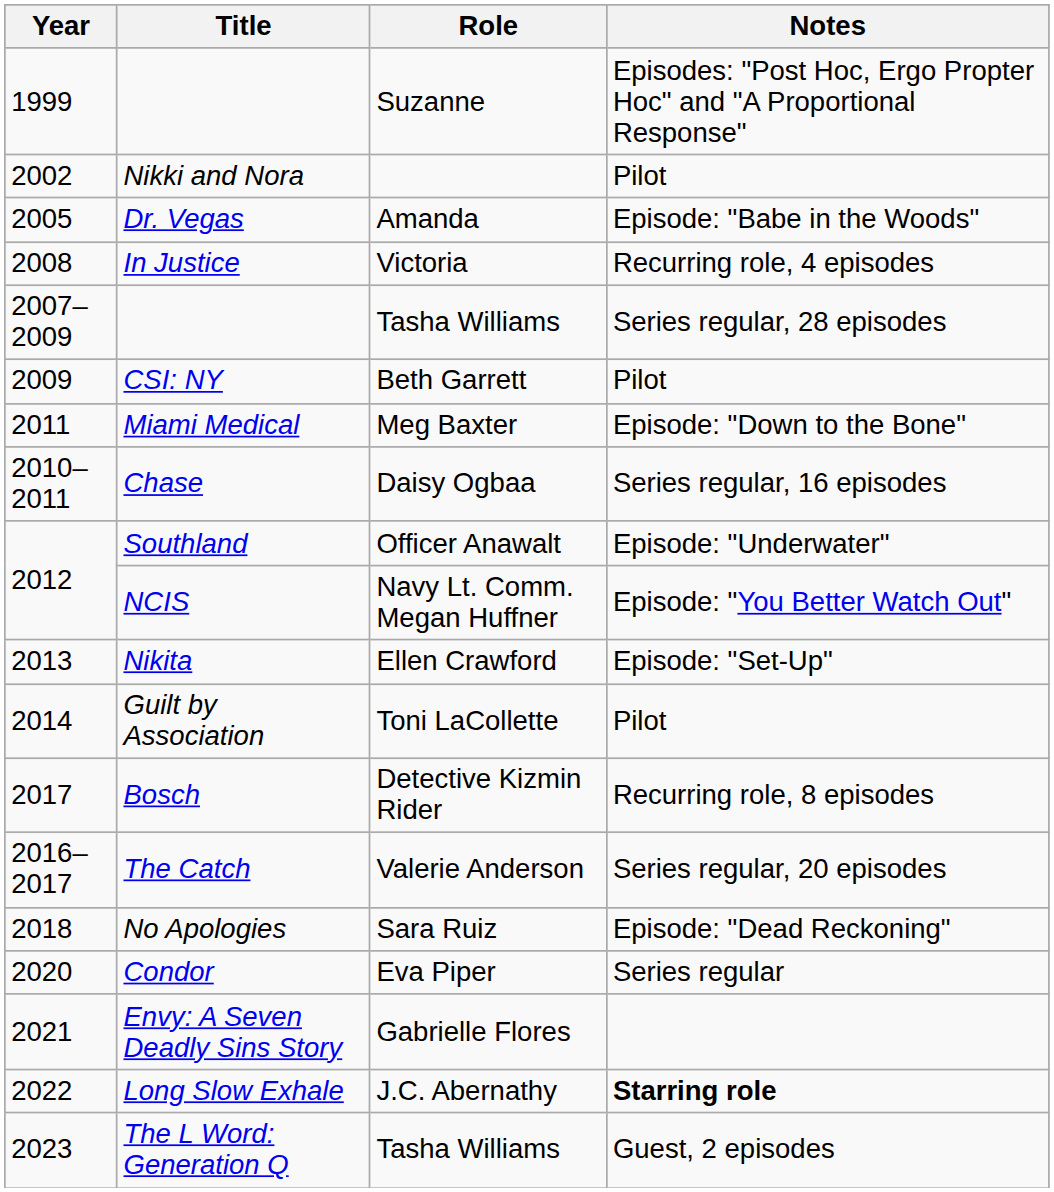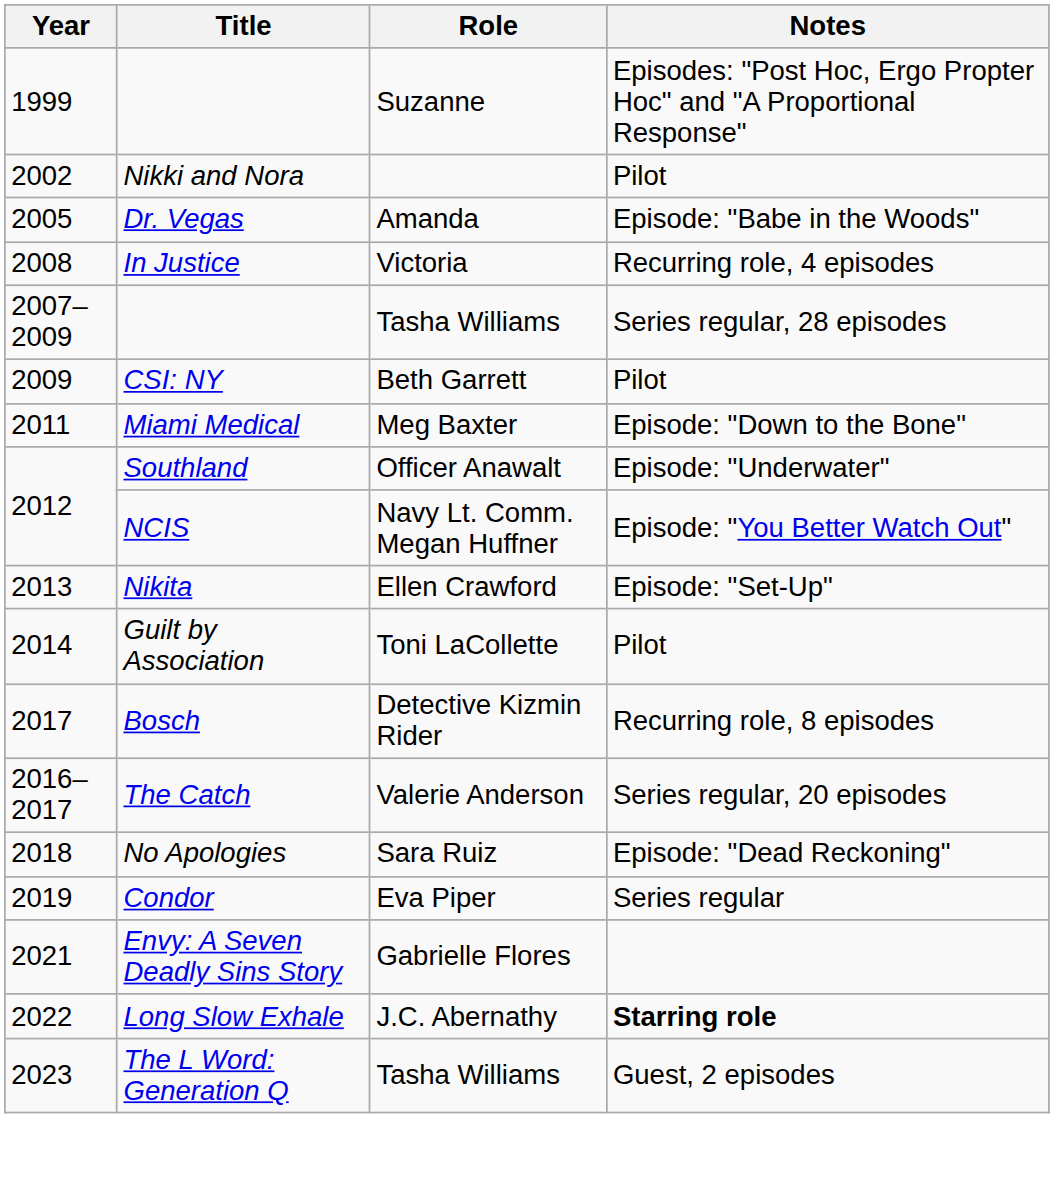- row: (163, 483)
(42, 972) 2020 -> (42, 897) 2019
